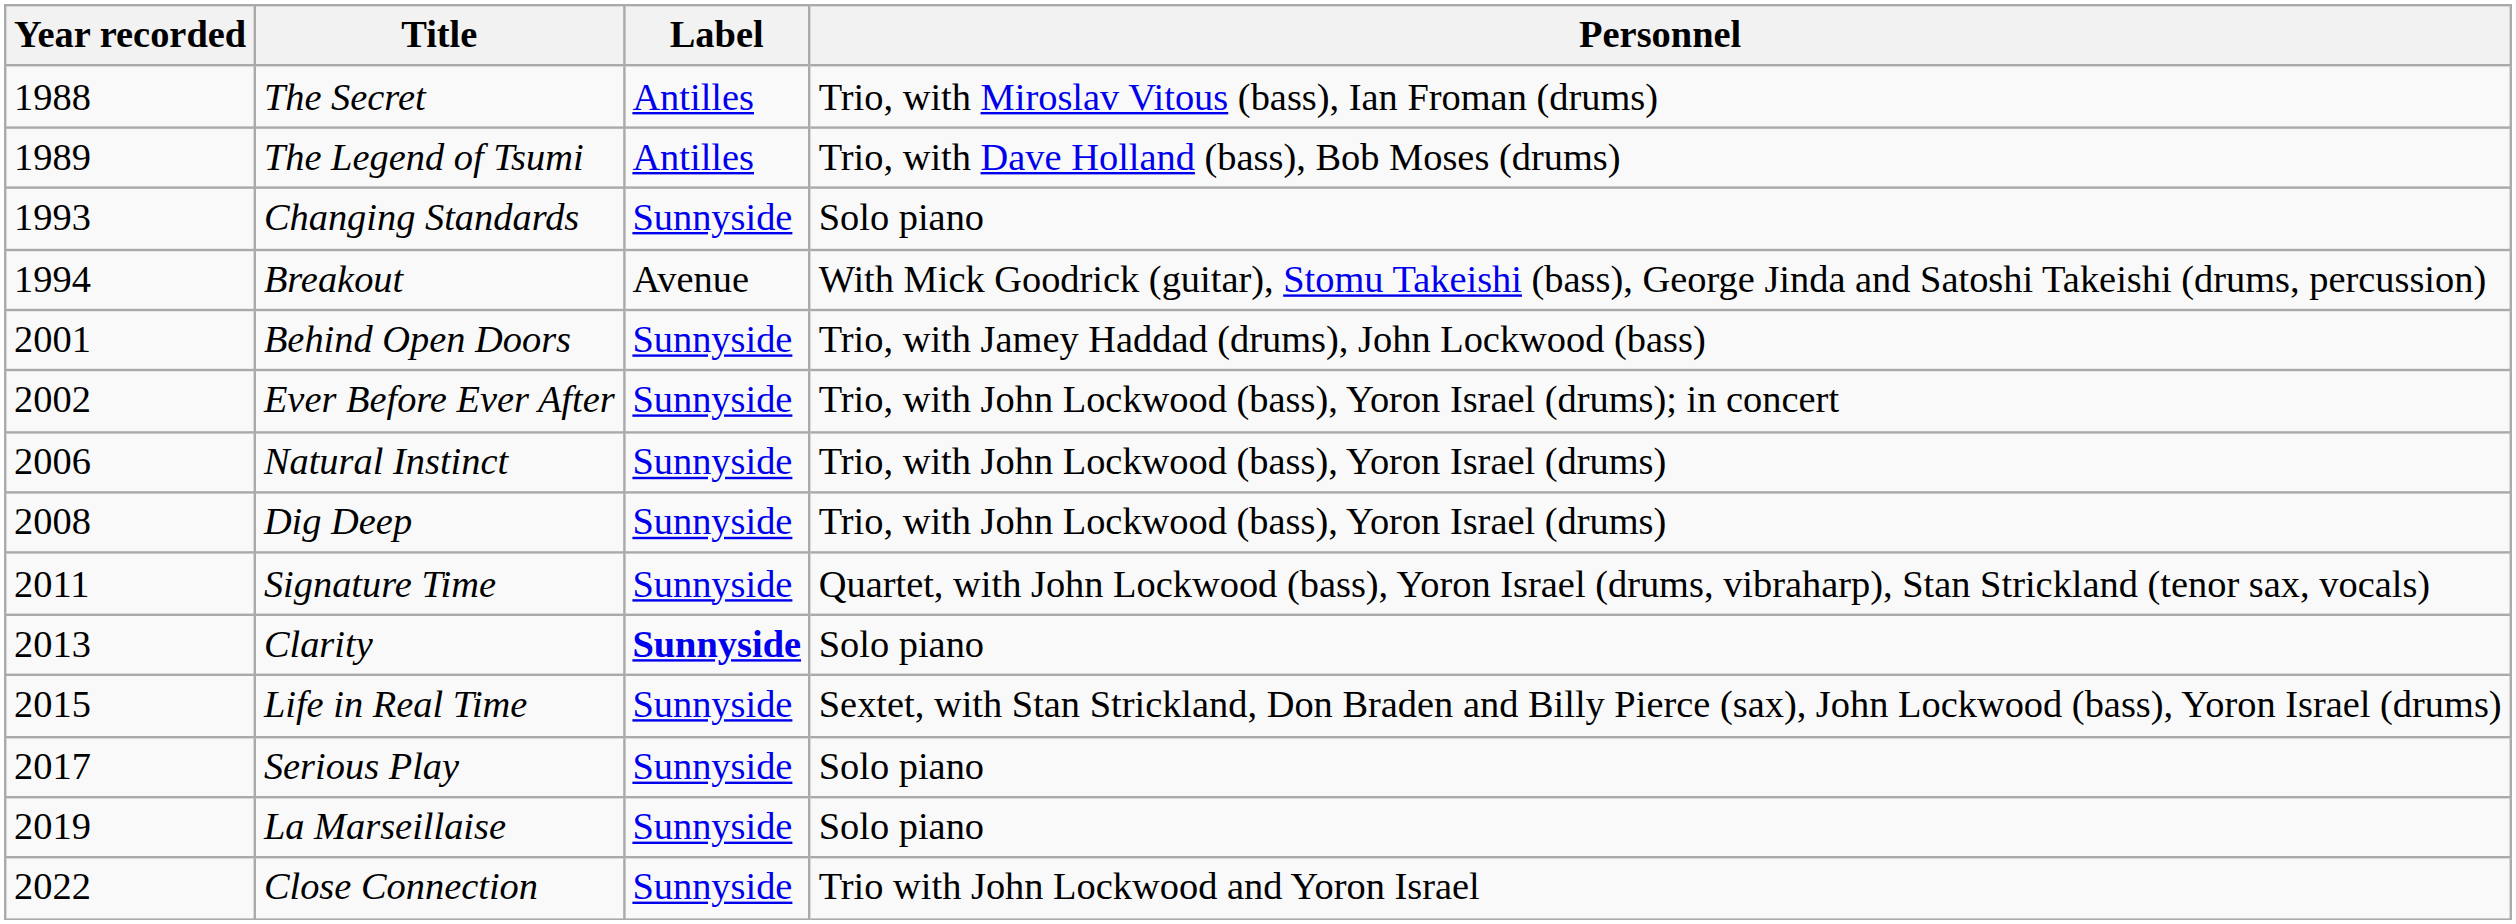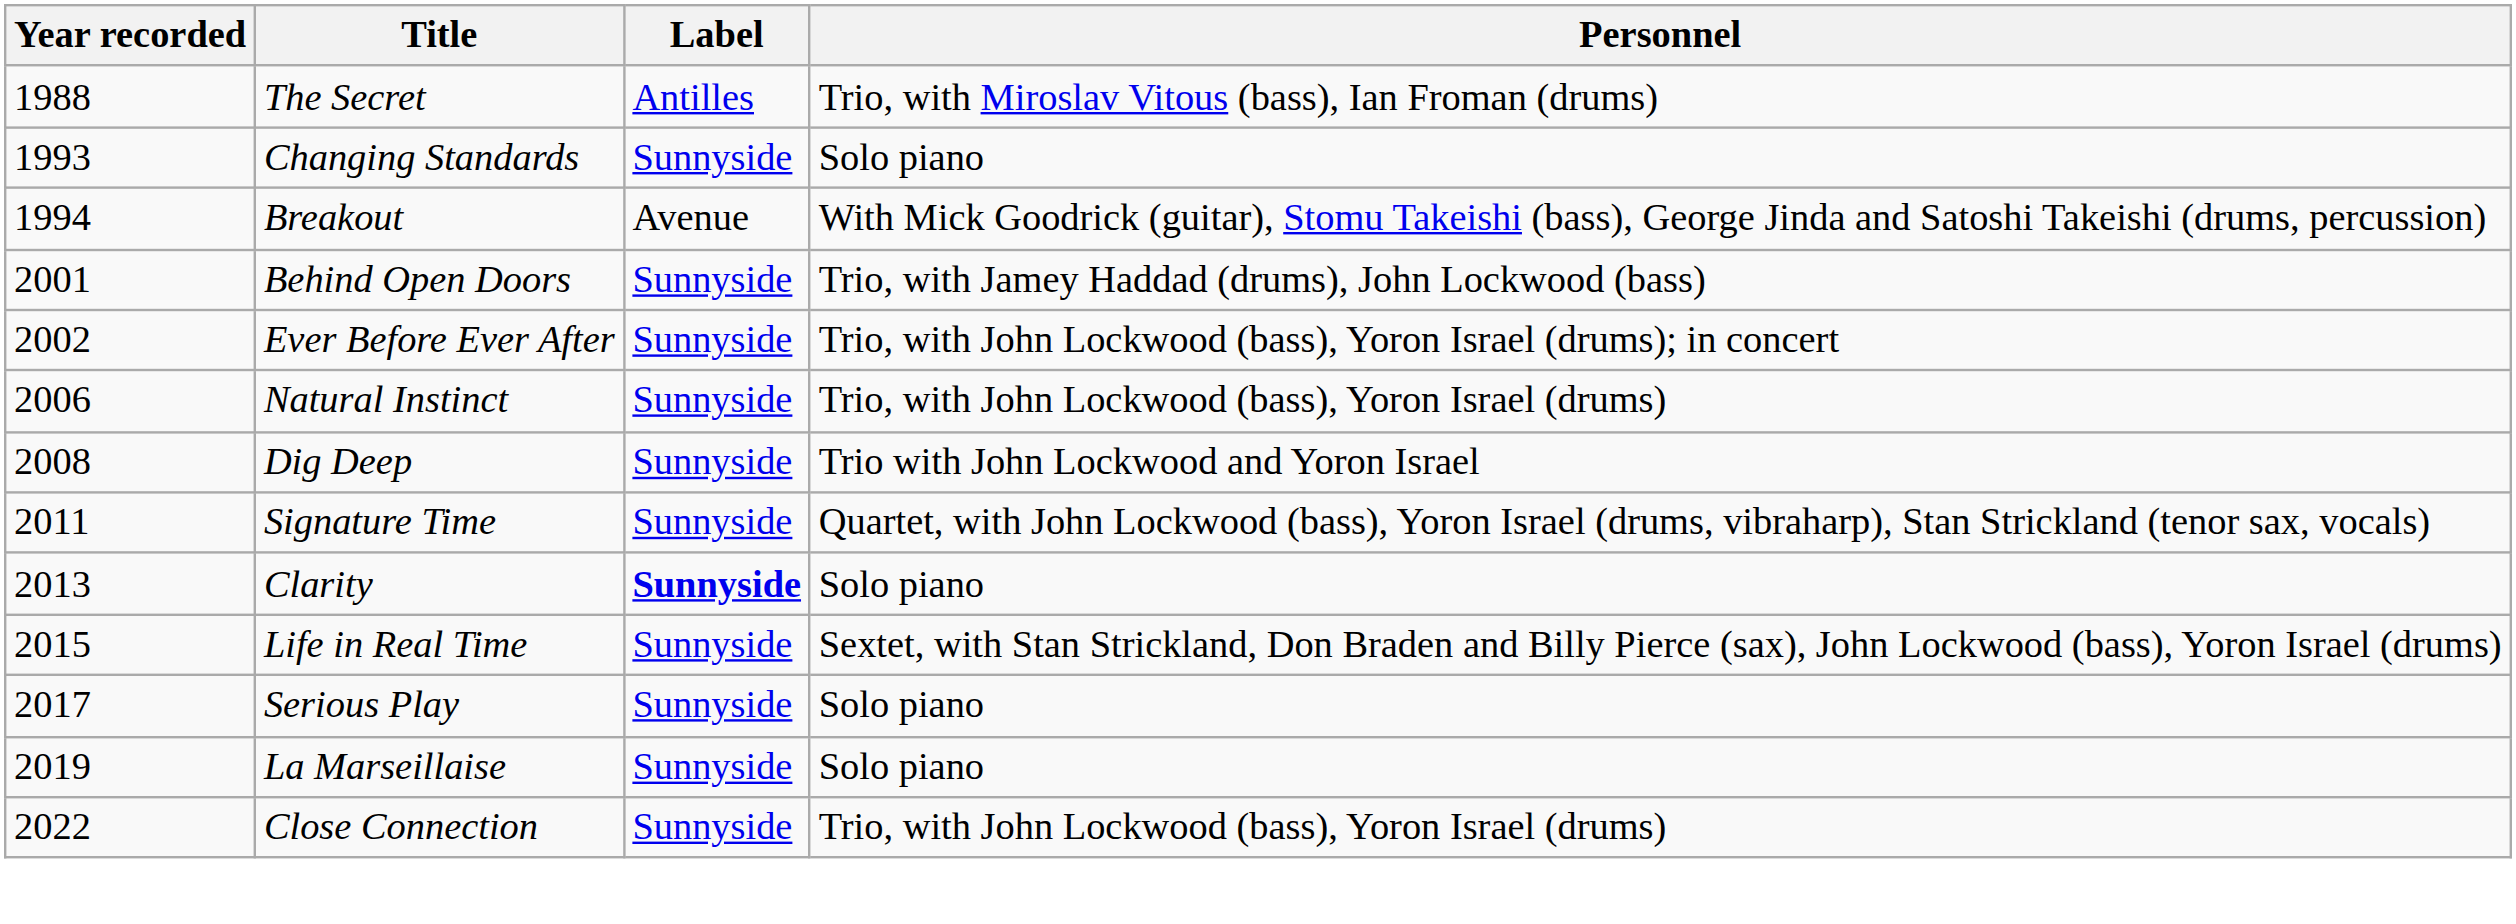- row: (424, 156)
(1243, 522) Trio, with John Lockwood (bass), Yoron Israel (drums) -> (1149, 461) Trio with John Lockwood and Yoron Israel
(1149, 887) Trio with John Lockwood and Yoron Israel -> (1243, 826) Trio, with John Lockwood (bass), Yoron Israel (drums)
